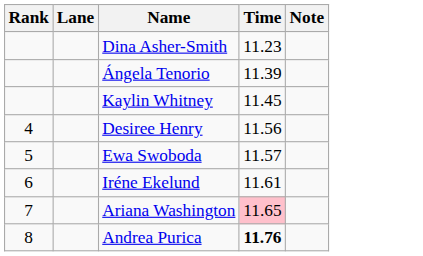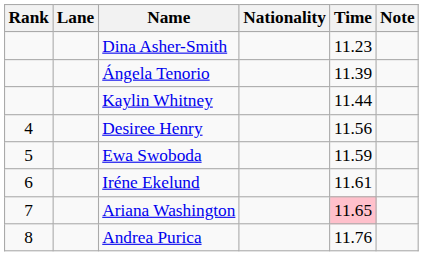+ column: (285, 18)
(262, 100) 11.45 -> (353, 100) 11.44
(262, 155) 11.57 -> (353, 155) 11.59
(262, 237) bold -> (353, 237) normal
